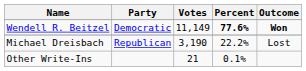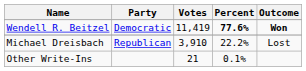(193, 28) 11,149 -> (193, 28) 11,419
(193, 43) 3,190 -> (193, 43) 3,910
